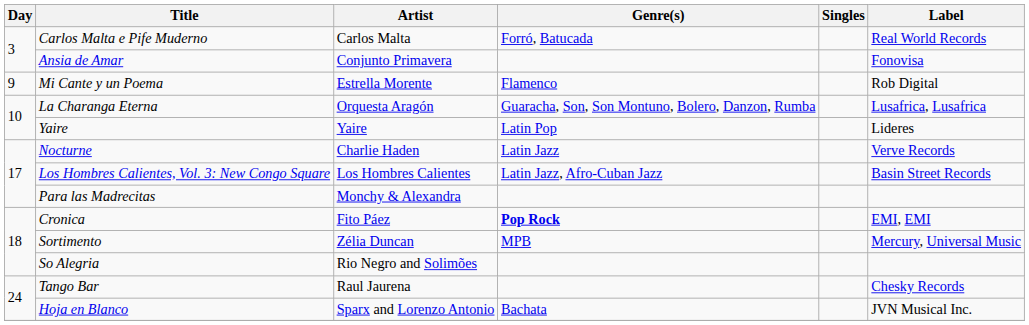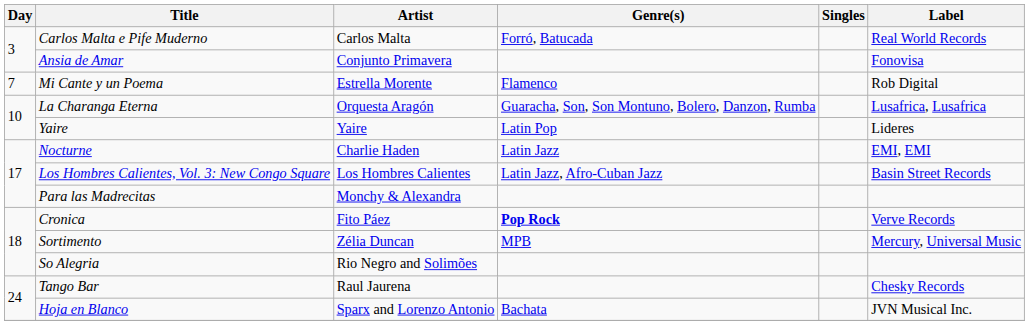(11, 83) 9 -> (11, 83) 7
(913, 151) Verve Records -> (901, 151) EMI, EMI
(901, 219) EMI, EMI -> (913, 219) Verve Records
